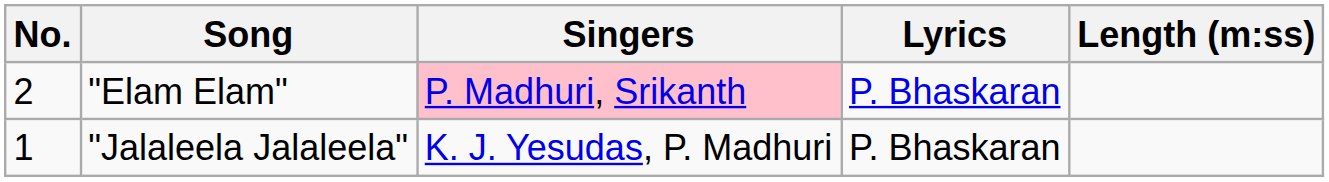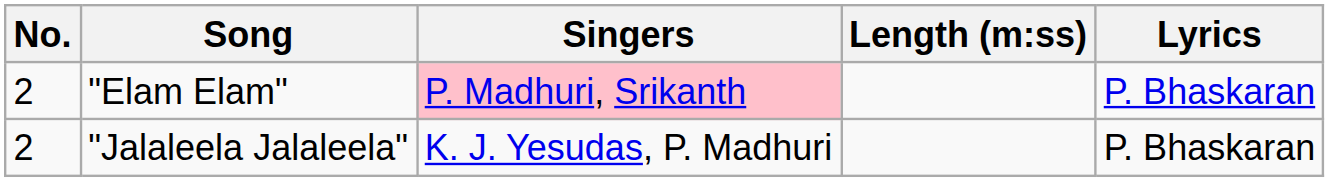columns swapped: (955, 34) <-> (1196, 34)
(24, 148) 1 -> (24, 148) 2
